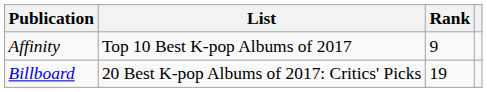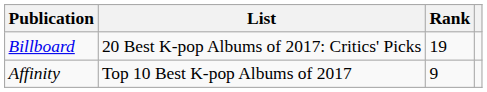rows swapped: (42, 73) <-> (34, 45)
